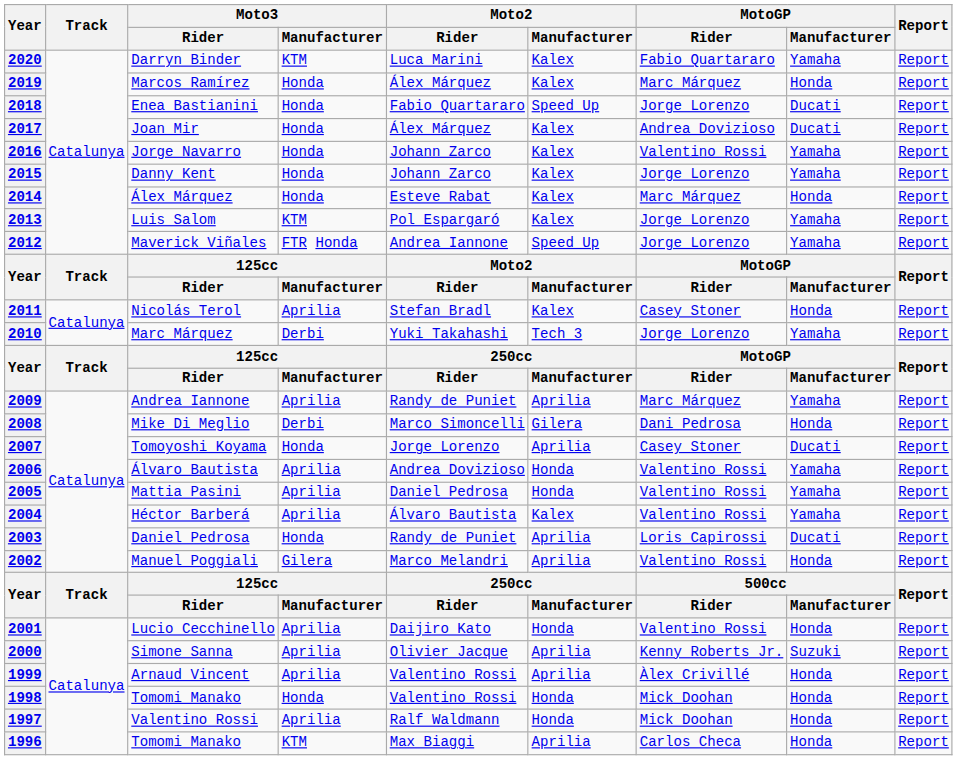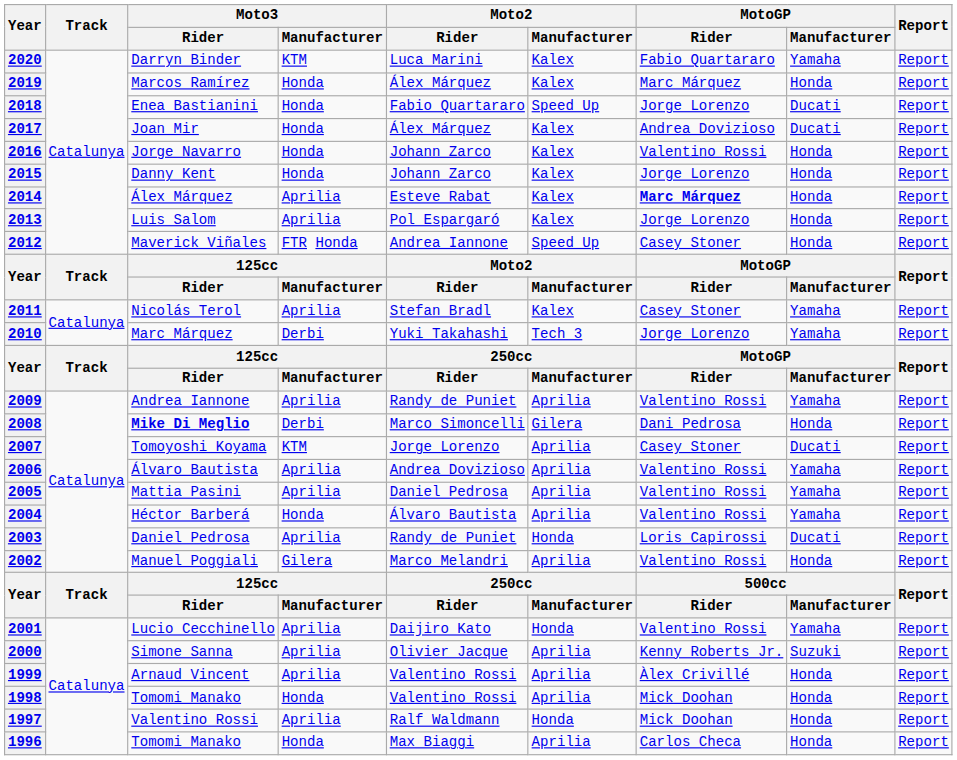(815, 153) Yamaha -> (811, 153) Honda
(815, 175) Yamaha -> (811, 175) Honda
(303, 198) Honda -> (311, 198) Aprilia
(690, 198) normal -> (690, 198) bold
(294, 221) KTM -> (311, 221) Aprilia
(815, 221) Yamaha -> (811, 221) Honda
(695, 244) Jorge Lorenzo -> (690, 244) Casey Stoner
(815, 244) Yamaha -> (811, 244) Honda
(811, 312) Honda -> (815, 312) Yamaha
(690, 403) Marc Márquez -> (703, 403) Valentino Rossi
(190, 425) normal -> (190, 425) bold
(303, 448) Honda -> (294, 448) KTM
(553, 471) Honda -> (561, 471) Aprilia
(553, 494) Honda -> (561, 494) Aprilia
(311, 516) Aprilia -> (303, 516) Honda
(553, 516) Kalex -> (561, 516) Aprilia
(303, 539) Honda -> (311, 539) Aprilia
(561, 539) Aprilia -> (553, 539) Honda
(811, 630) Honda -> (815, 630) Yamaha
(553, 698) Honda -> (561, 698) Aprilia
(294, 744) KTM -> (303, 744) Honda
